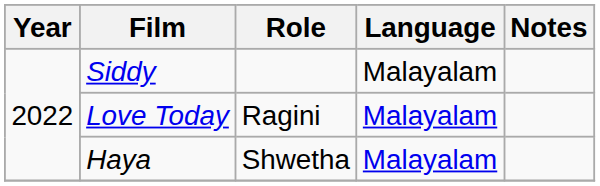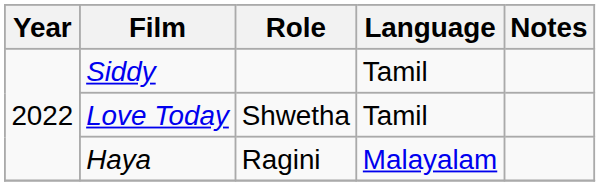(430, 71) Malayalam -> (395, 71) Tamil
(281, 115) Ragini -> (296, 115) Shwetha
(430, 115) Malayalam -> (395, 115) Tamil
(296, 159) Shwetha -> (281, 159) Ragini
